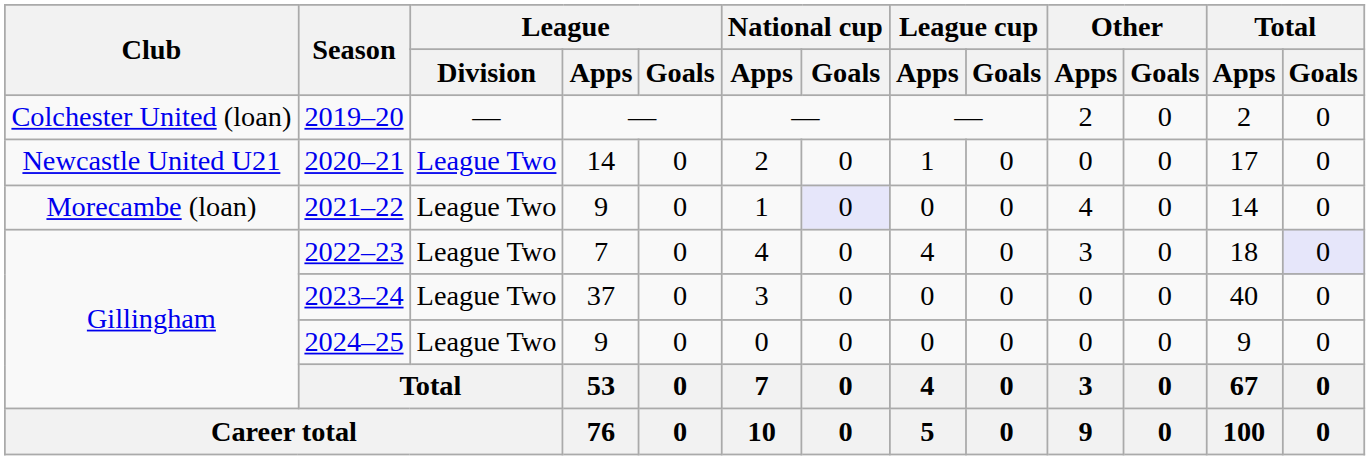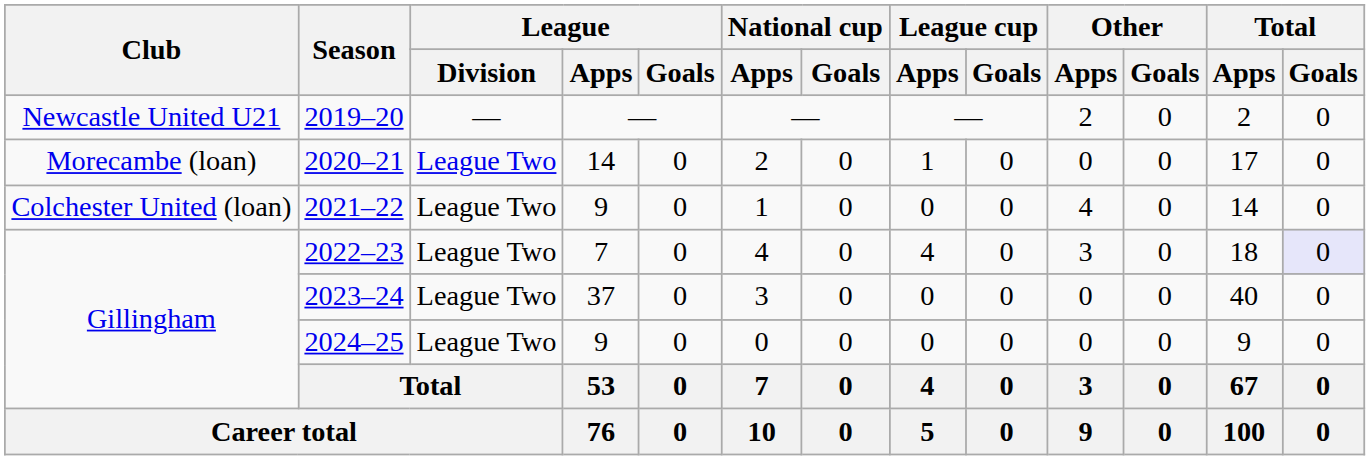(151, 116) Colchester United (loan) -> (151, 116) Newcastle United U21
(151, 161) Newcastle United U21 -> (151, 161) Morecambe (loan)
(151, 206) Morecambe (loan) -> (151, 206) Colchester United (loan)
(846, 206) lavender background -> (846, 206) no background
